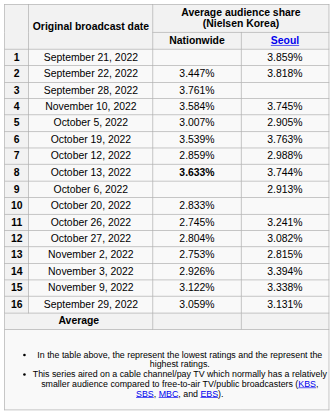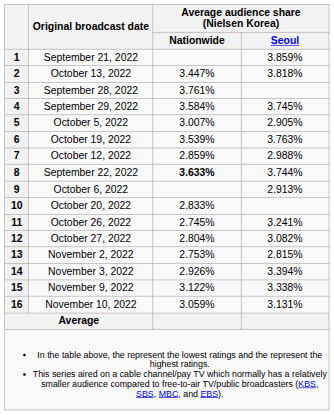(91, 73) September 22, 2022 -> (91, 73) October 13, 2022
(91, 106) November 10, 2022 -> (91, 106) September 29, 2022
(91, 172) October 13, 2022 -> (91, 172) September 22, 2022
(91, 304) September 29, 2022 -> (91, 304) November 10, 2022
